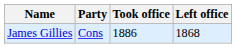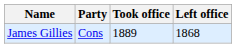(125, 33) 1886 -> (125, 33) 1889
